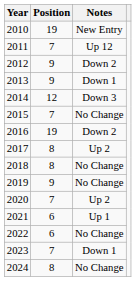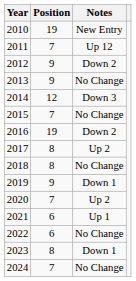(99, 81) Down 1 -> (99, 81) No Change
(99, 183) No Change -> (99, 183) Down 1
(52, 251) 7 -> (52, 251) 8
(52, 268) 8 -> (52, 268) 7
